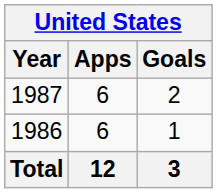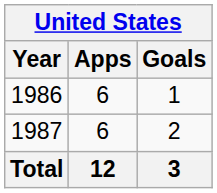rows swapped: (37, 132) <-> (37, 95)
